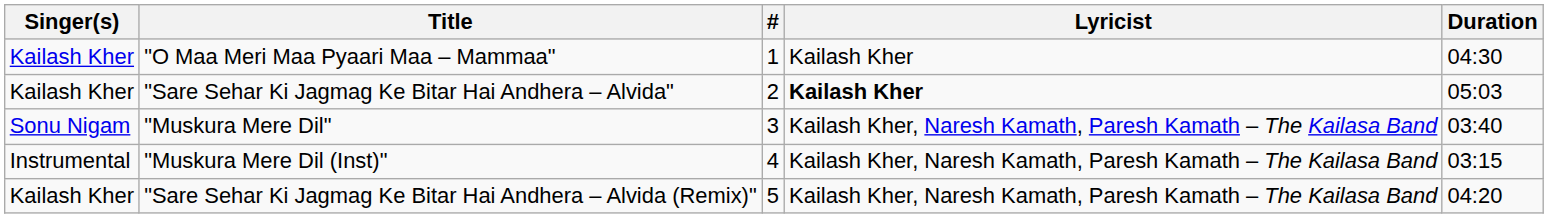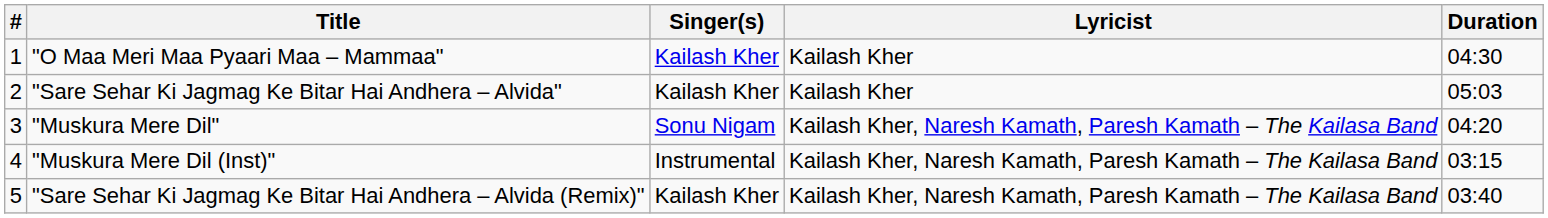columns swapped: (773, 21) <-> (72, 21)
(856, 91) bold -> (851, 91) normal
(1475, 126) 03:40 -> (1475, 126) 04:20
(1475, 195) 04:20 -> (1475, 195) 03:40
